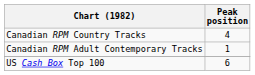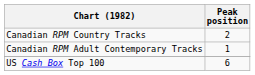(227, 35) 4 -> (227, 35) 2
